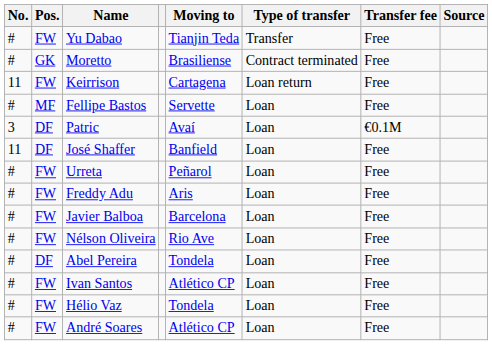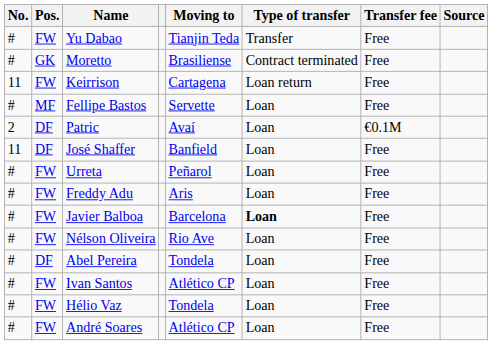(11, 127) 3 -> (11, 127) 2
(260, 216) normal -> (261, 216) bold
